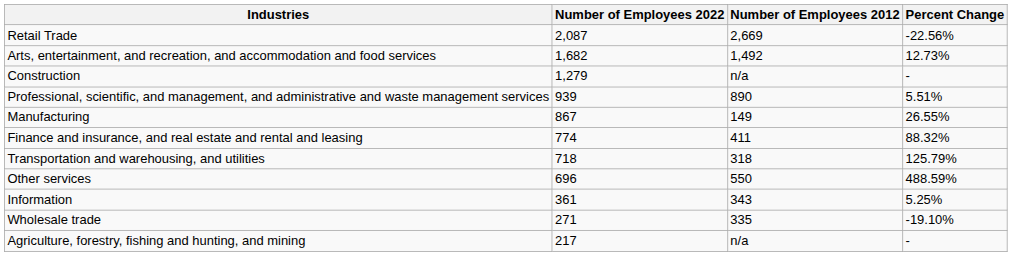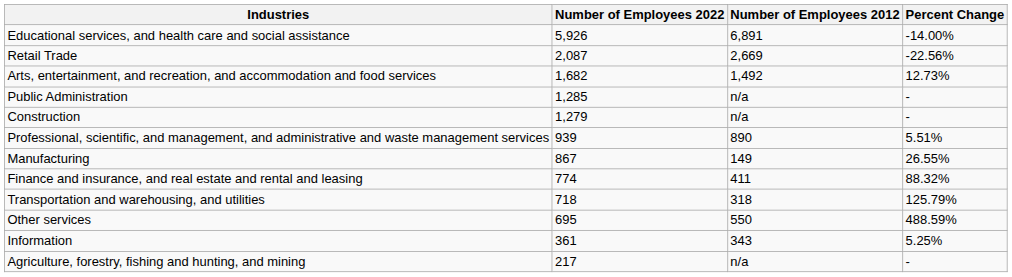+ row: (178, 35)
+ row: (68, 96)
(566, 179) 696 -> (566, 220) 695
- row: (54, 220)
